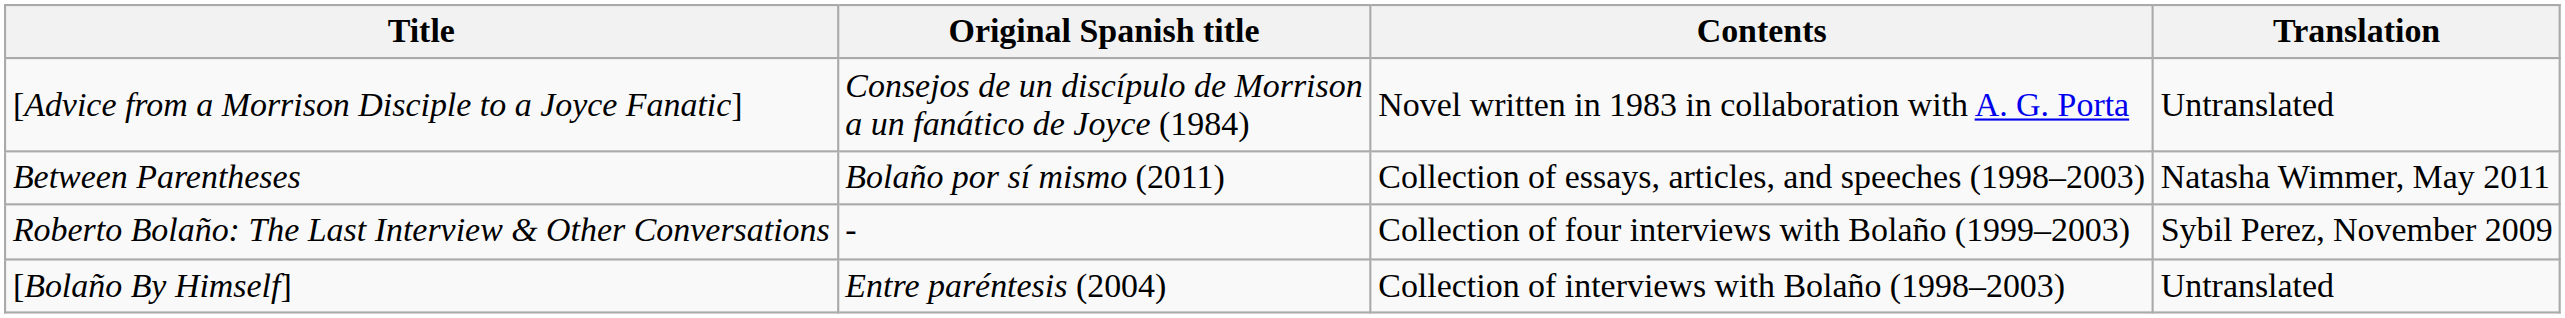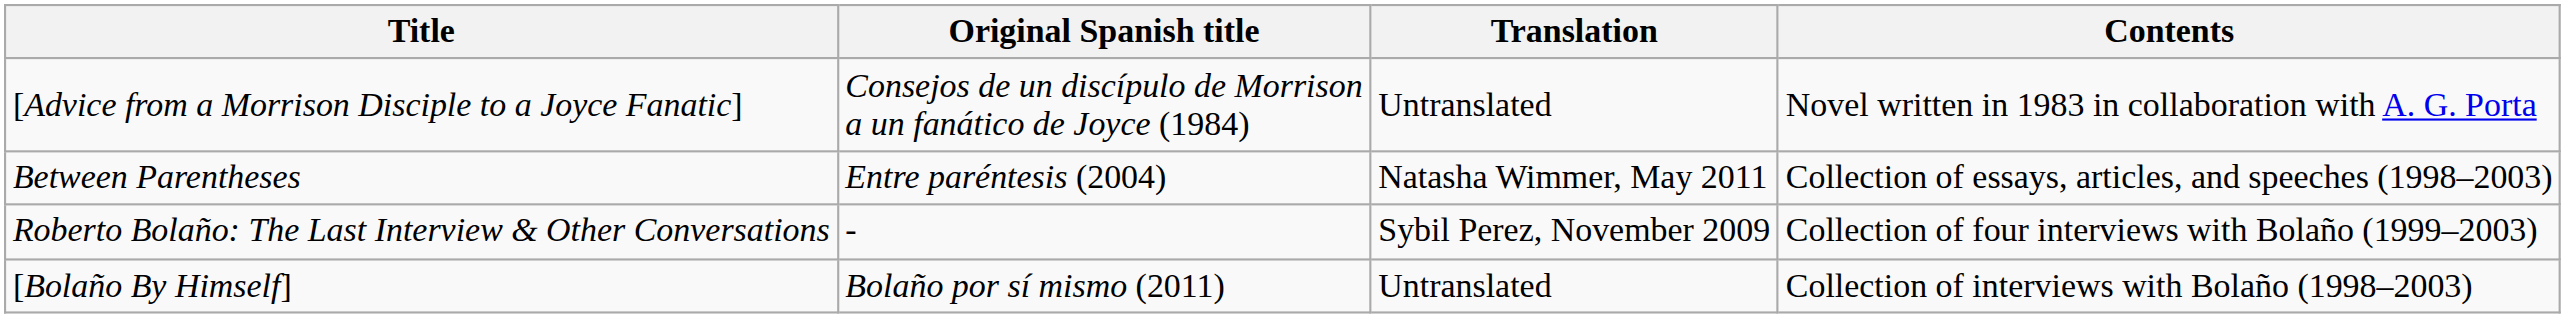columns swapped: (2357, 31) <-> (1762, 31)
(1035, 177) Bolaño por sí mismo (2011) -> (1006, 177) Entre paréntesis (2004)
(1006, 284) Entre paréntesis (2004) -> (1035, 284) Bolaño por sí mismo (2011)
